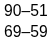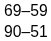rows swapped: (26, 32) <-> (26, 10)
